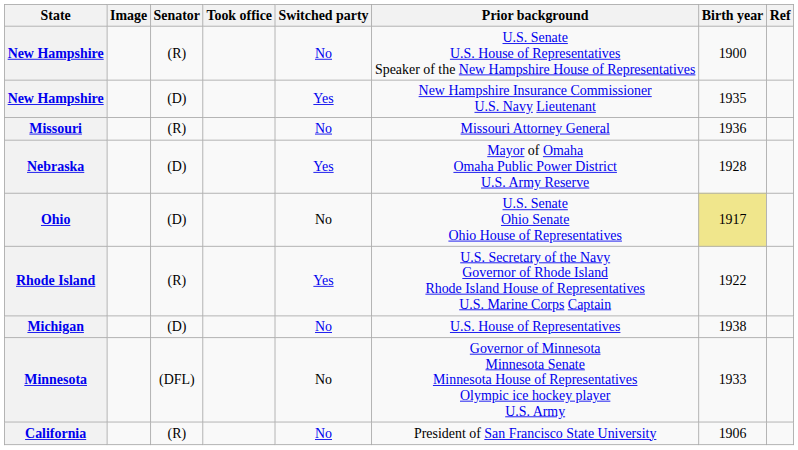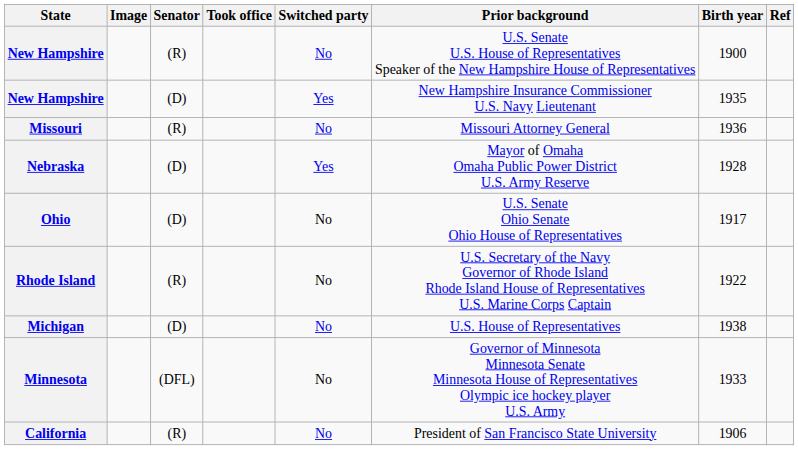(733, 219) khaki background -> (733, 219) no background
(323, 281) Yes -> (323, 281) No
